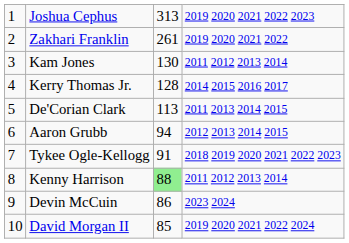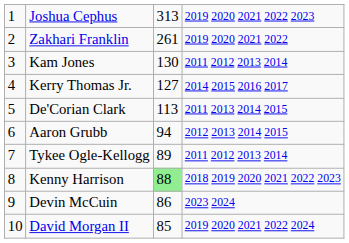(168, 86) 128 -> (168, 86) 127
(164, 156) 91 -> (164, 156) 89
(263, 156) 2018 2019 2020 2021 2022 2023 -> (236, 156) 2011 2012 2013 2014
(236, 179) 2011 2012 2013 2014 -> (263, 179) 2018 2019 2020 2021 2022 2023
